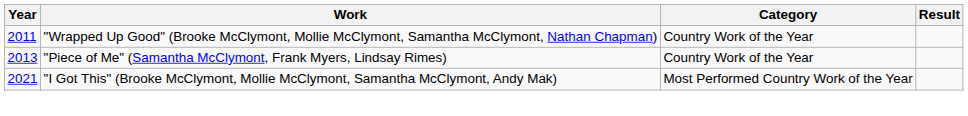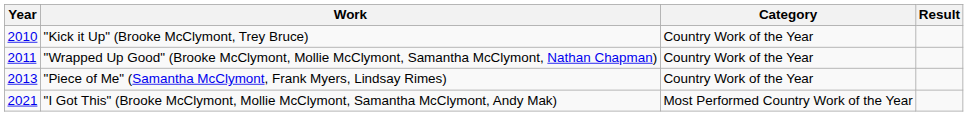+ row: (176, 36)
